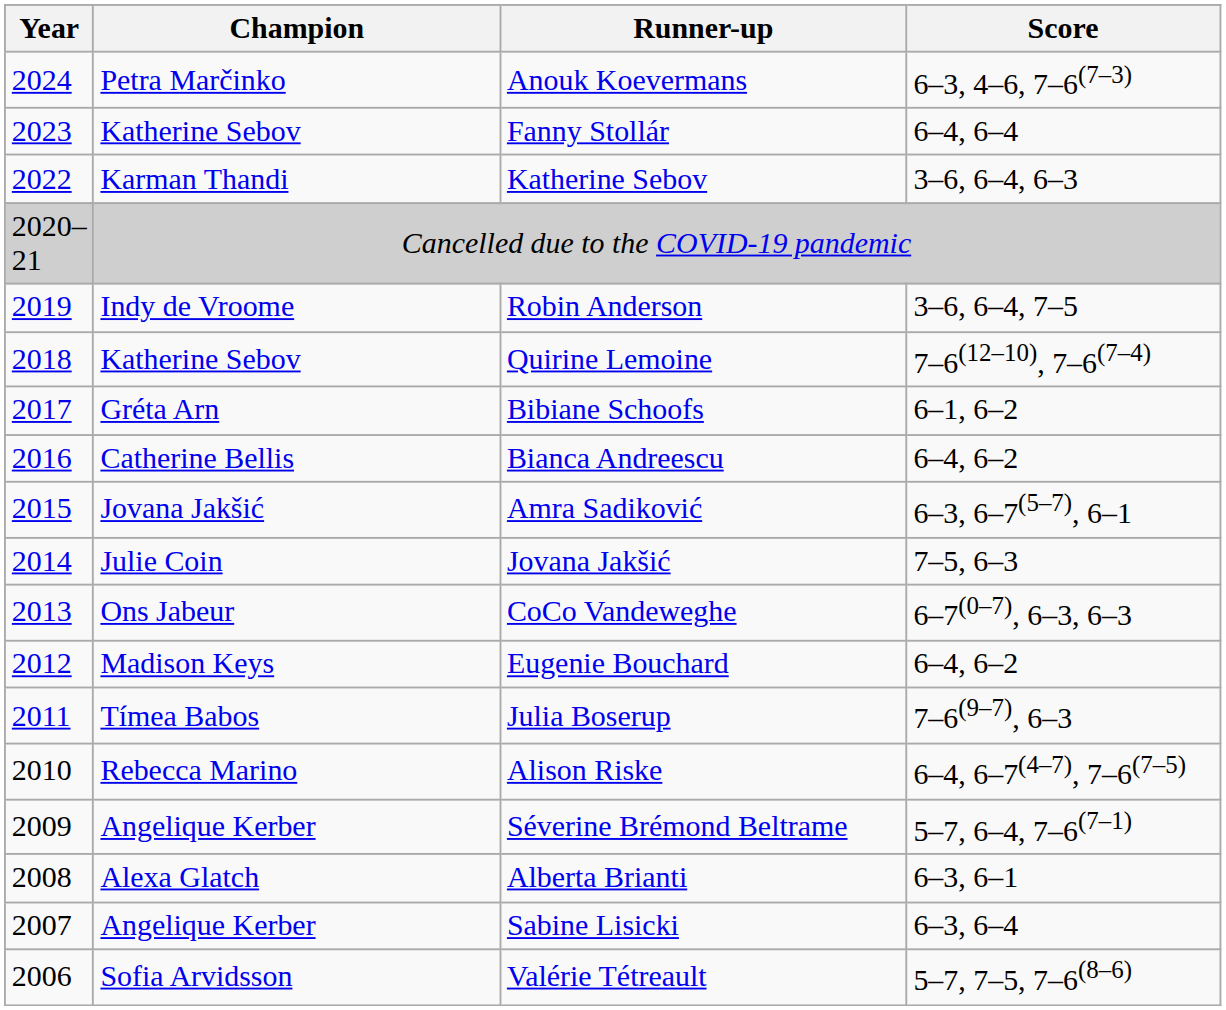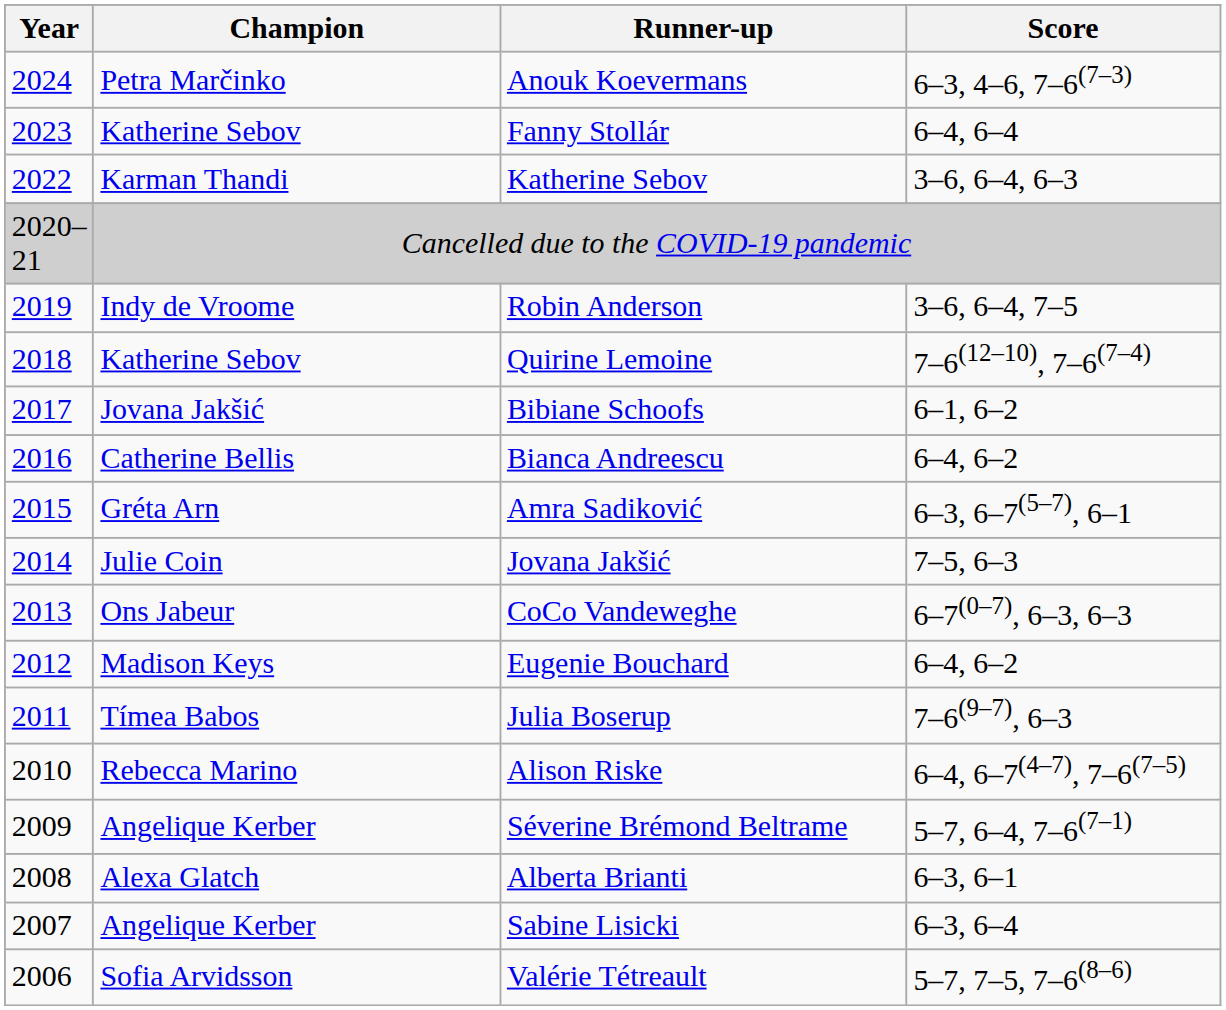(160, 410) Gréta Arn -> (182, 410) Jovana Jakšić
(182, 509) Jovana Jakšić -> (160, 509) Gréta Arn
